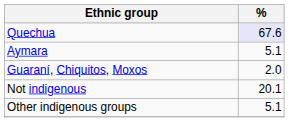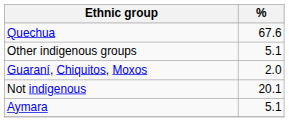(270, 32) lavender background -> (270, 32) no background
rows swapped: (27, 51) <-> (72, 107)
